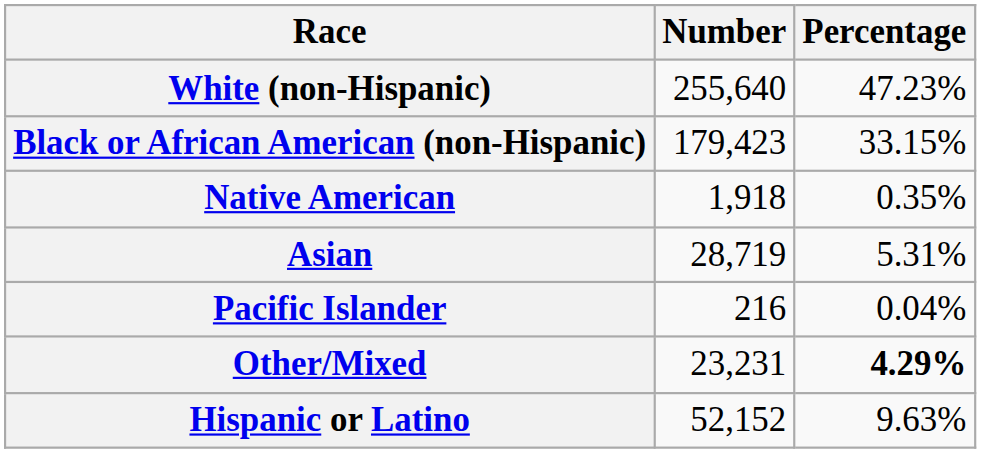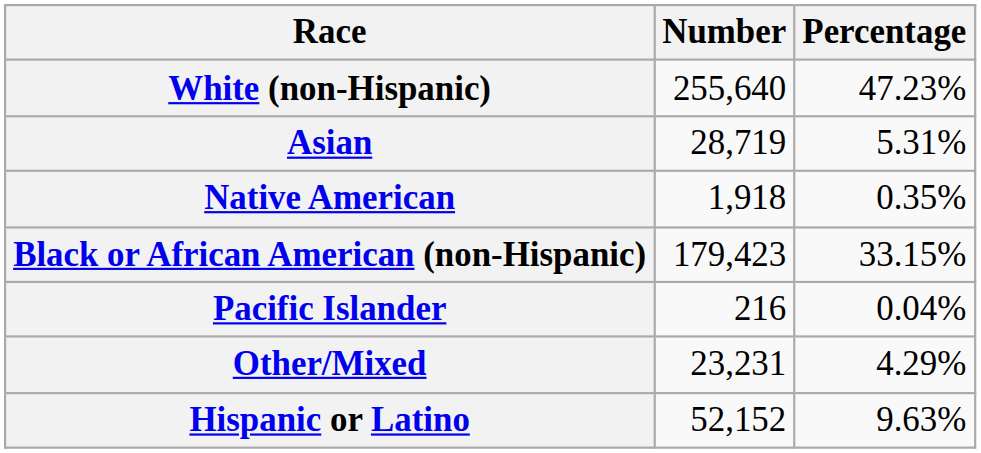rows swapped: (330, 142) <-> (330, 253)
(918, 364) bold -> (921, 364) normal
